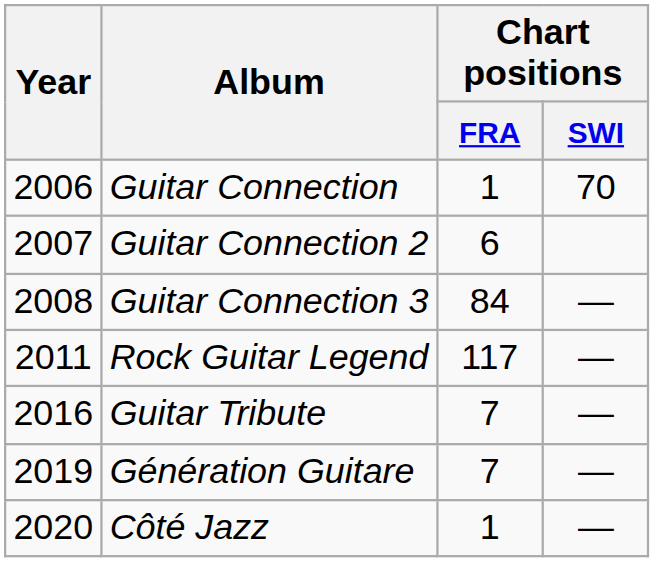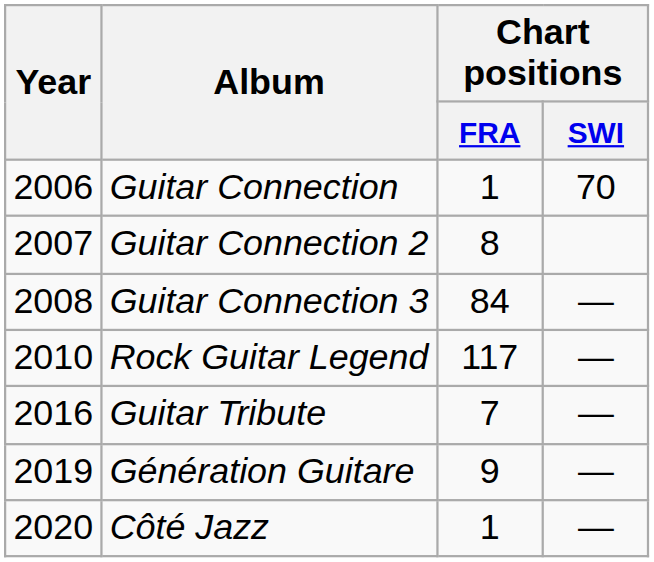(490, 243) 6 -> (490, 243) 8
(53, 357) 2011 -> (53, 357) 2010
(490, 471) 7 -> (490, 471) 9
